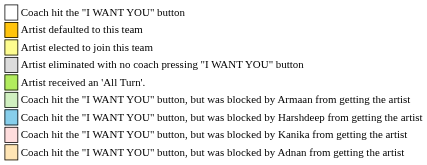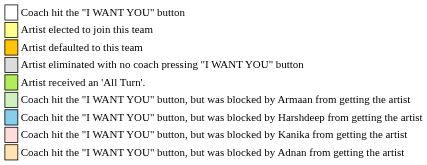rows swapped: (82, 30) <-> (87, 47)
